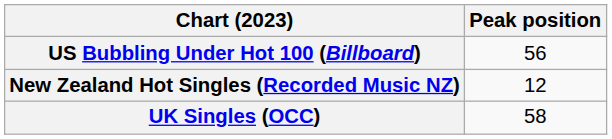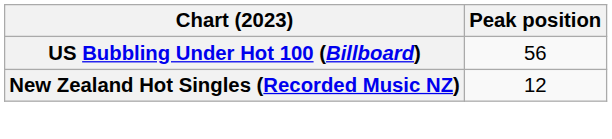- row: (235, 117)
